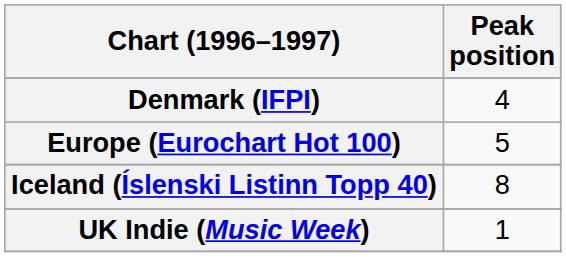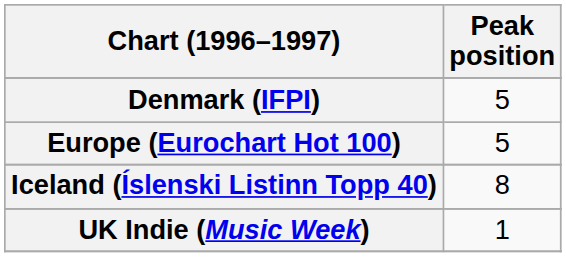(502, 99) 4 -> (502, 99) 5
